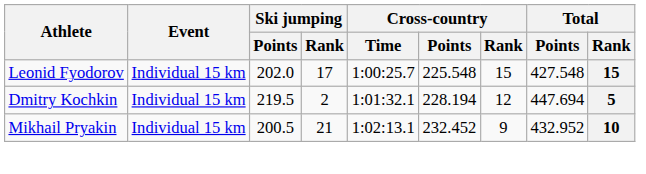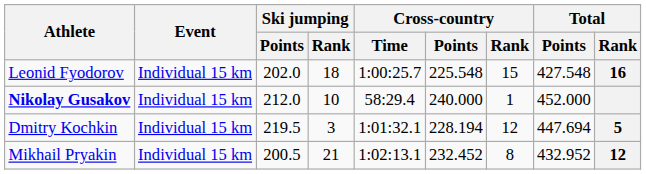(325, 73) 17 -> (331, 73) 18
(611, 73) 15 -> (618, 73) 16
+ row: (69, 100)
(325, 100) 2 -> (331, 127) 3
(503, 127) 9 -> (510, 155) 8
(611, 127) 10 -> (618, 155) 12
